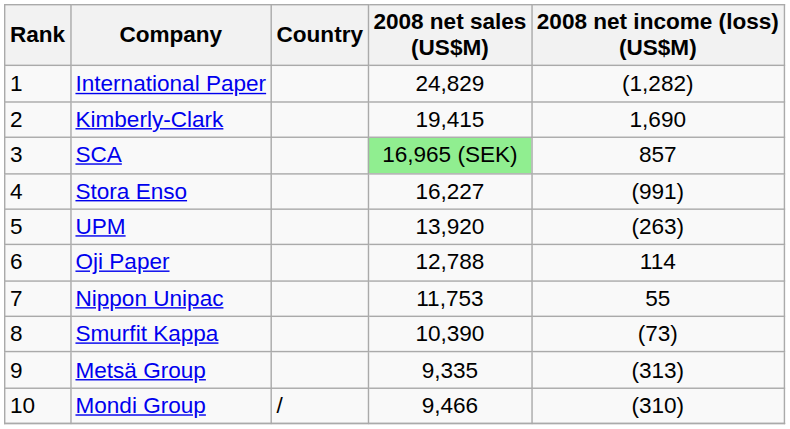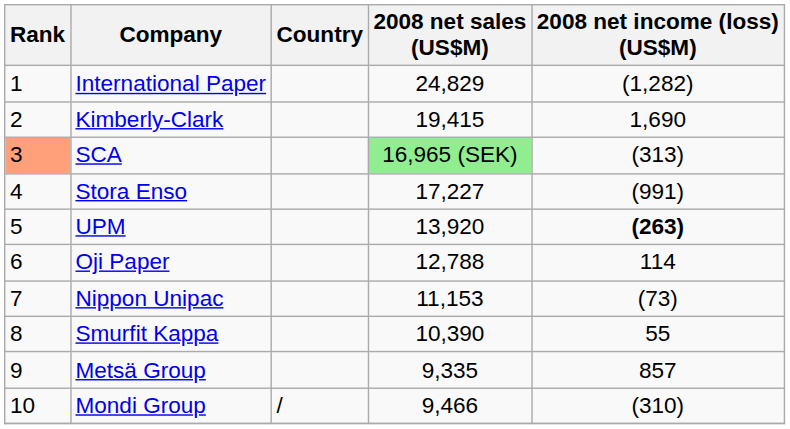(16, 155) no background -> (16, 155) lightsalmon background
(658, 155) 857 -> (658, 155) (313)
(450, 190) 16,227 -> (450, 190) 17,227
(658, 226) normal -> (658, 226) bold
(450, 298) 11,753 -> (450, 298) 11,153
(658, 298) 55 -> (658, 298) (73)
(658, 333) (73) -> (658, 333) 55
(658, 369) (313) -> (658, 369) 857
